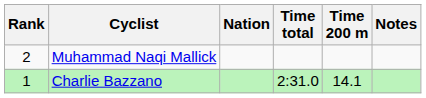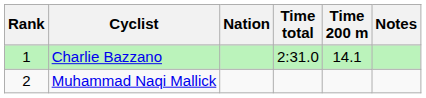rows swapped: (107, 81) <-> (134, 57)
